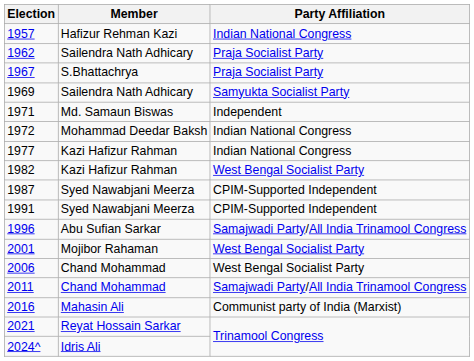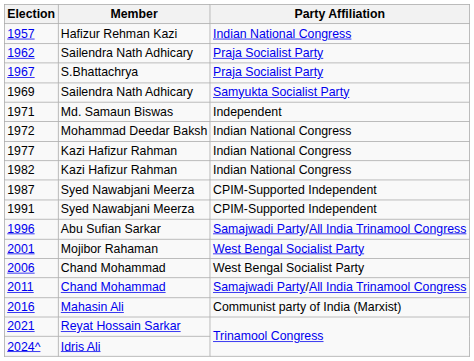(289, 170) West Bengal Socialist Party -> (282, 170) Indian National Congress
